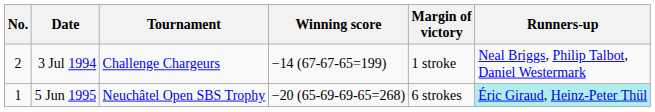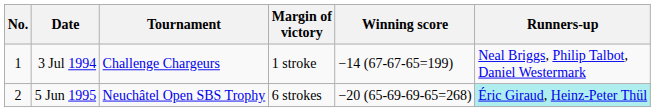columns swapped: (338, 24) <-> (442, 24)
(18, 64) 2 -> (18, 64) 1
(18, 95) 1 -> (18, 95) 2
